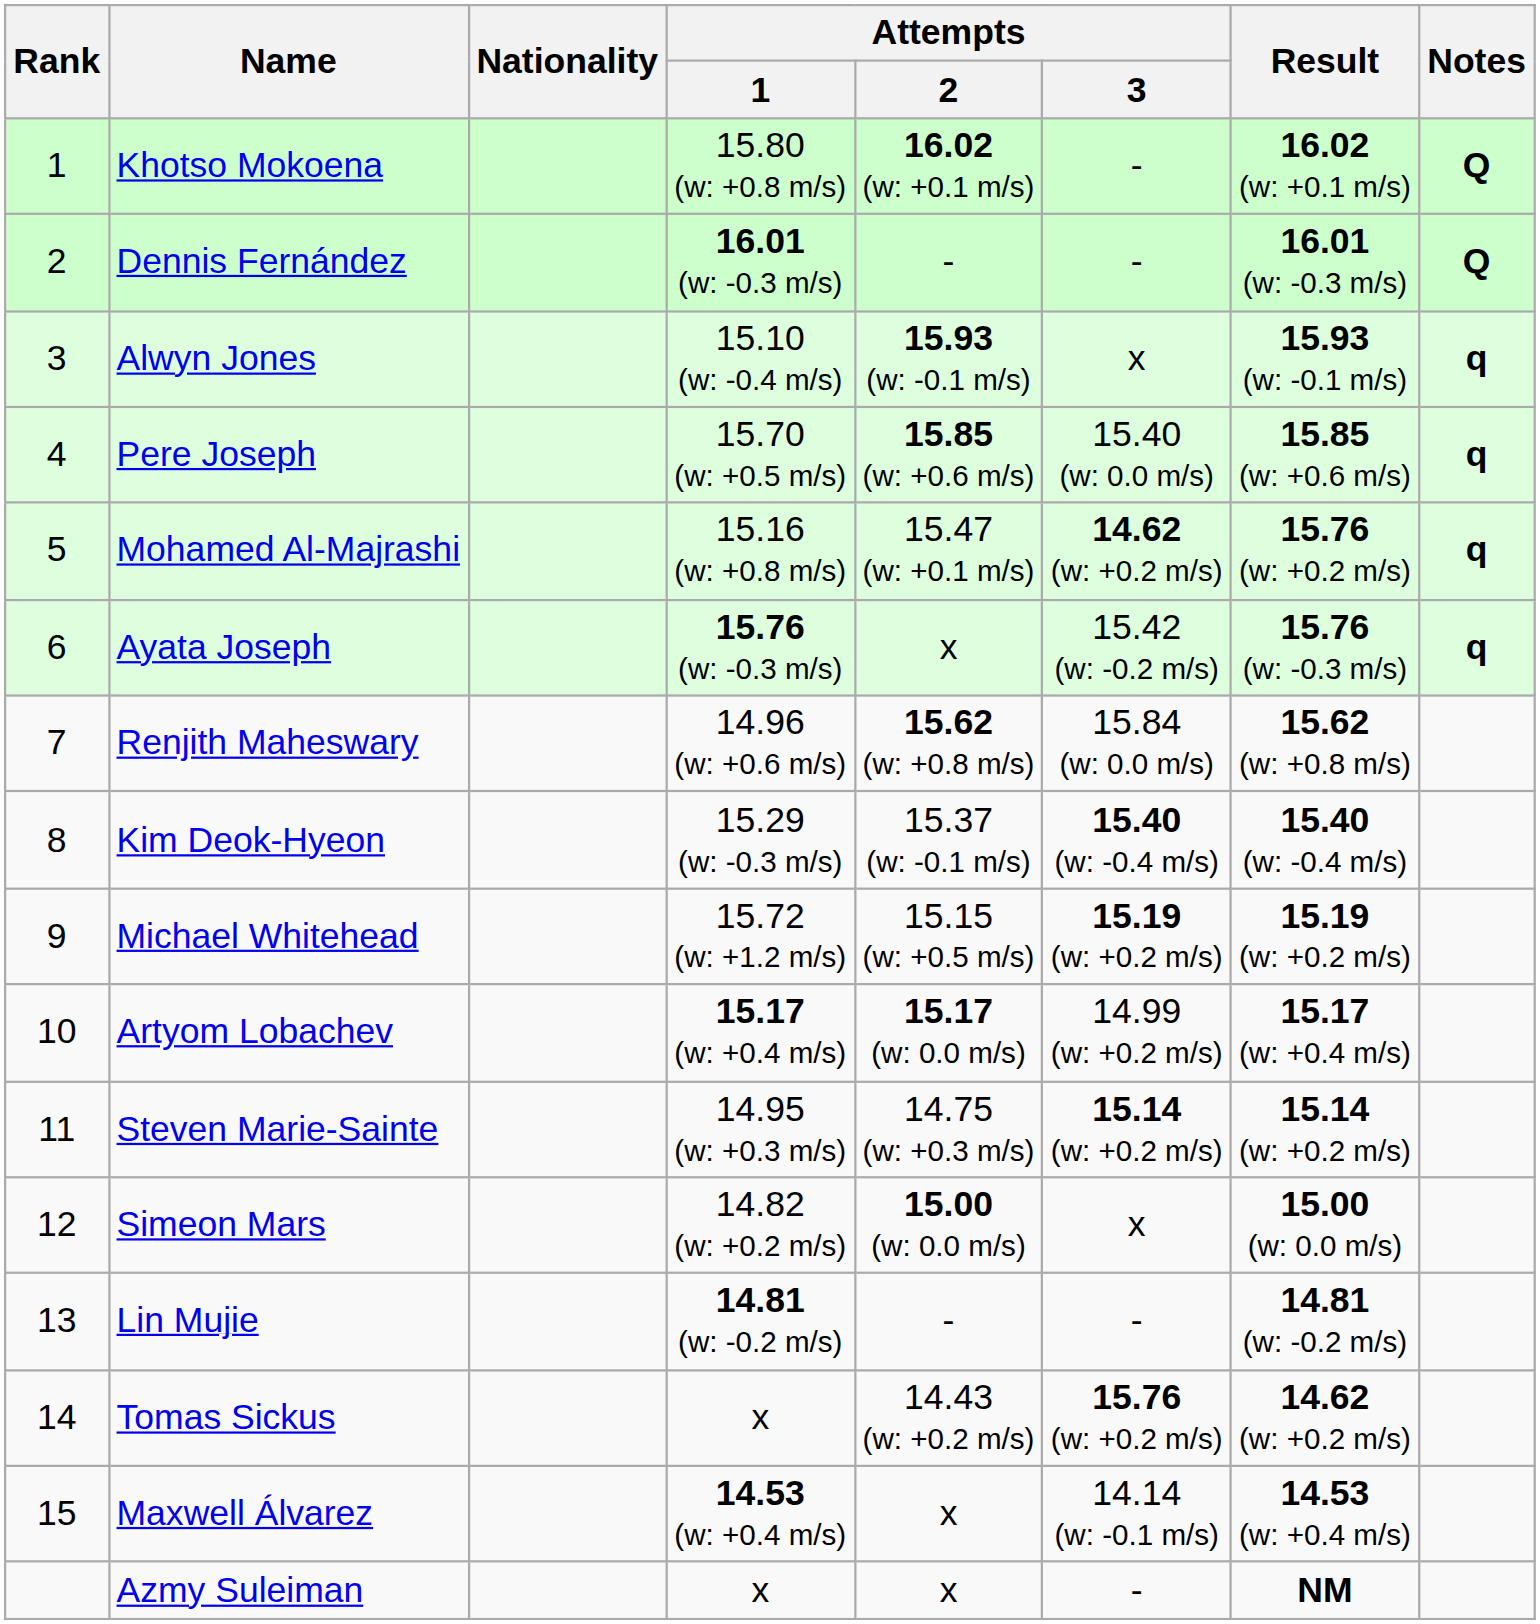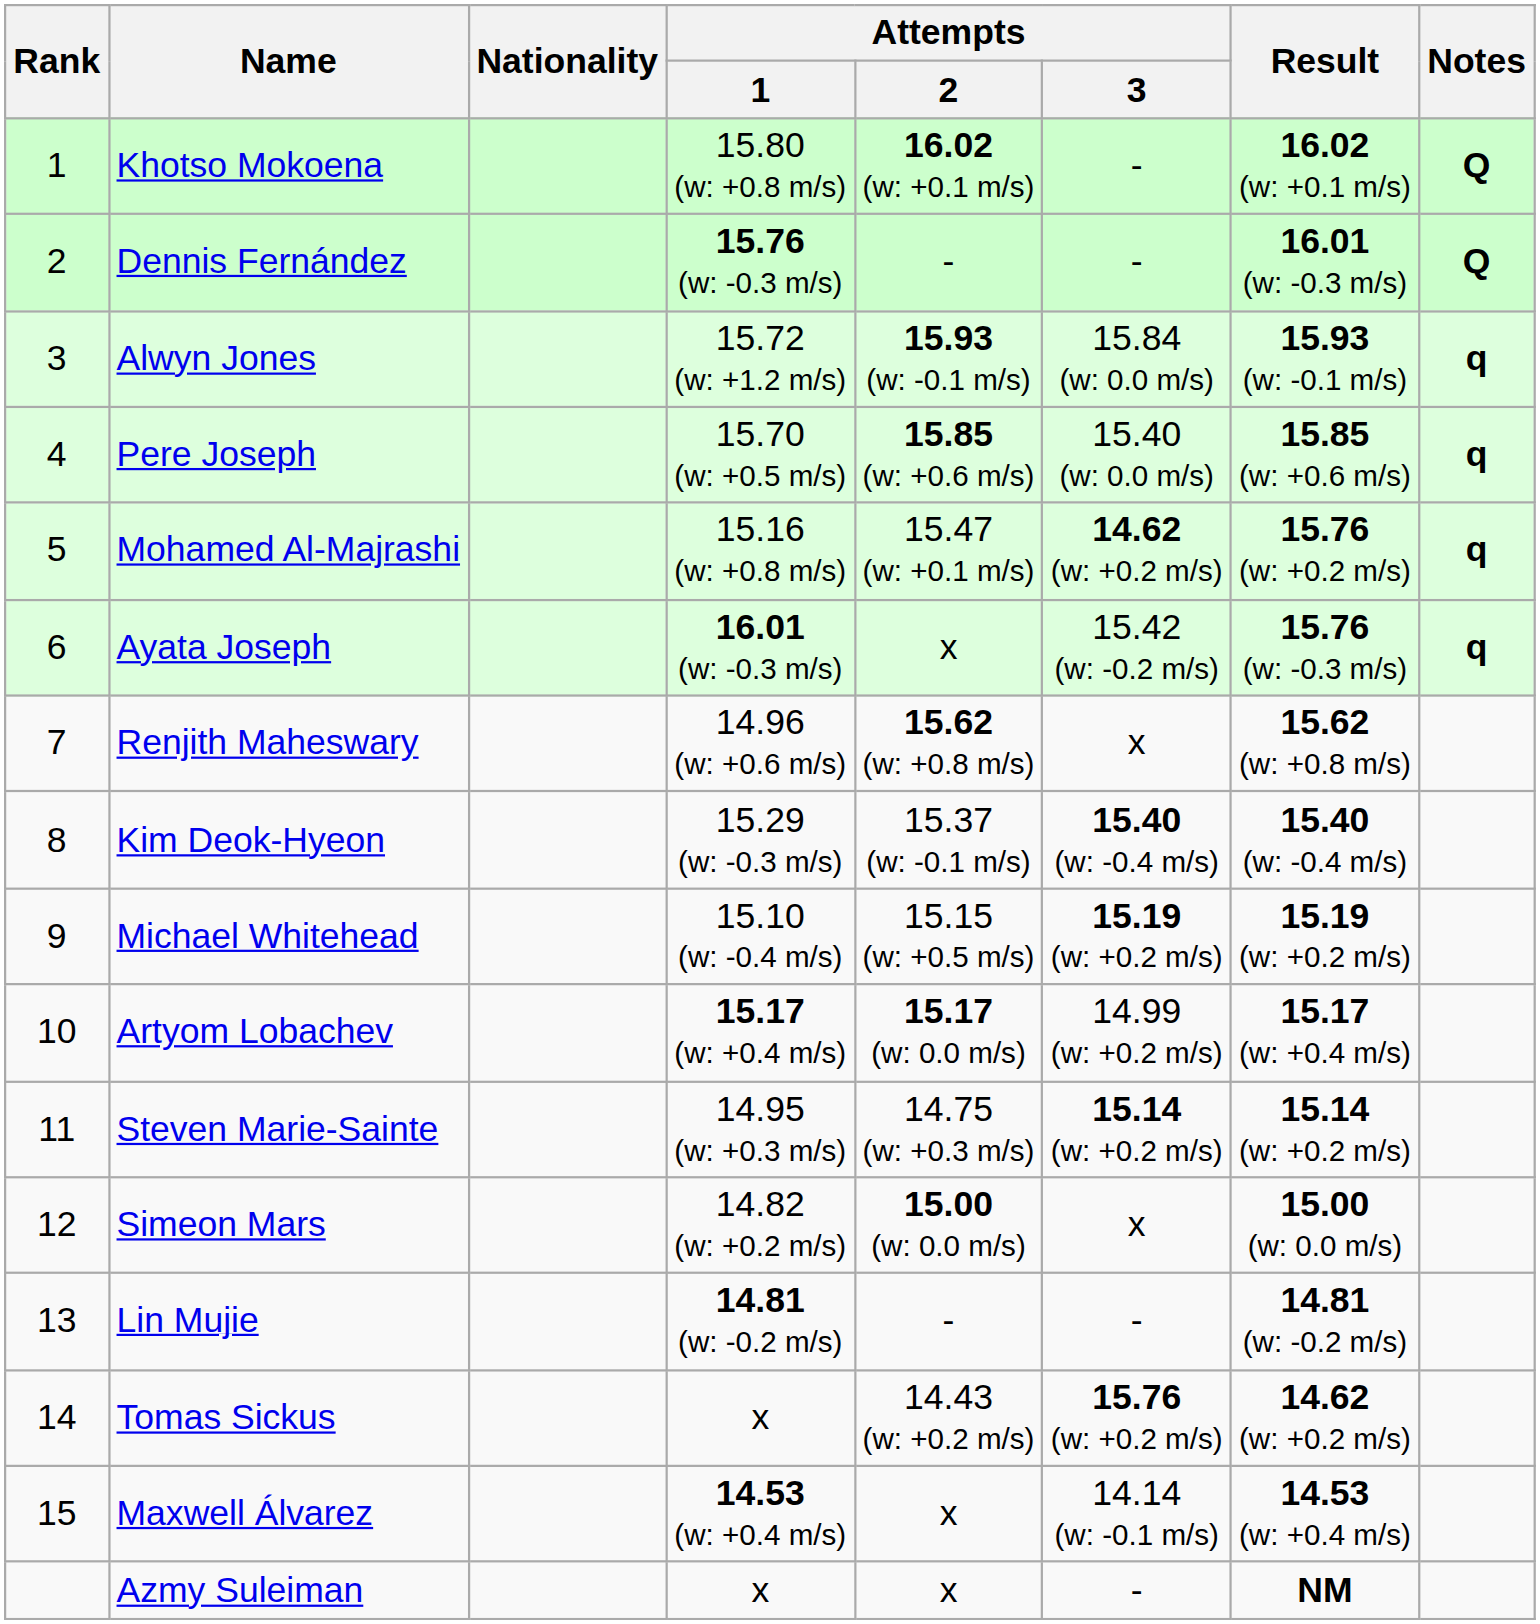(760, 261) 16.01 (w: -0.3 m/s) -> (760, 261) 15.76 (w: -0.3 m/s)
(760, 357) 15.10 (w: -0.4 m/s) -> (760, 357) 15.72 (w: +1.2 m/s)
(1137, 357) x -> (1137, 357) 15.84 (w: 0.0 m/s)
(760, 646) 15.76 (w: -0.3 m/s) -> (760, 646) 16.01 (w: -0.3 m/s)
(1137, 743) 15.84 (w: 0.0 m/s) -> (1137, 743) x
(760, 935) 15.72 (w: +1.2 m/s) -> (760, 935) 15.10 (w: -0.4 m/s)
